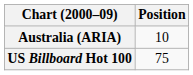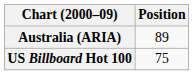(162, 37) 10 -> (162, 37) 89
